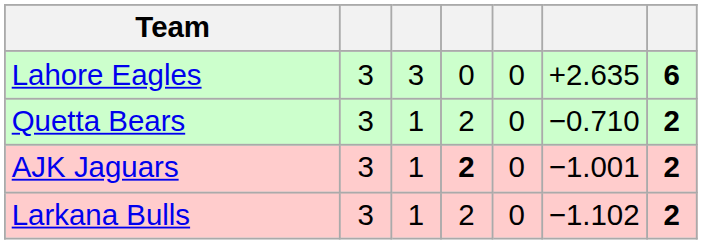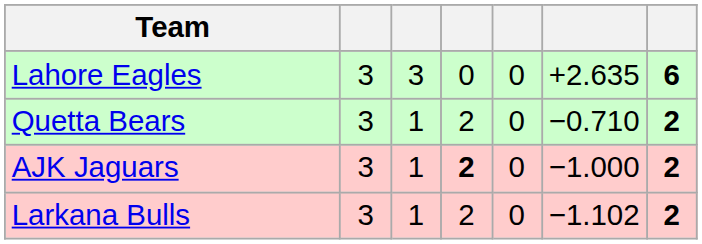(594, 167) −1.001 -> (594, 167) −1.000
